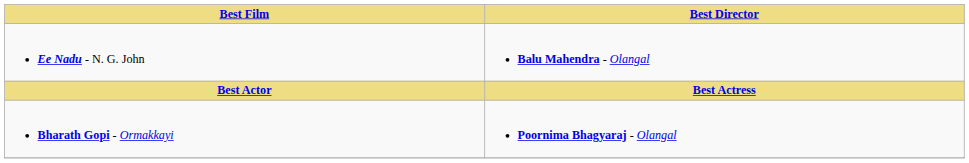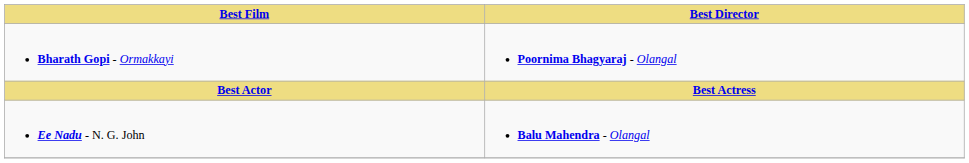rows swapped: (244, 59) <-> (244, 136)
